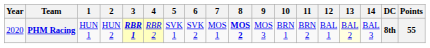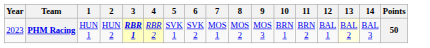- column: (390, 11)
(15, 30) 2020 -> (15, 30) 2023
(240, 30) bold -> (240, 30) normal
(411, 30) 55 -> (394, 30) 50
